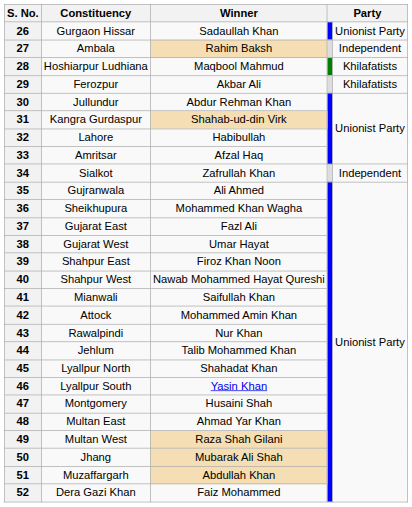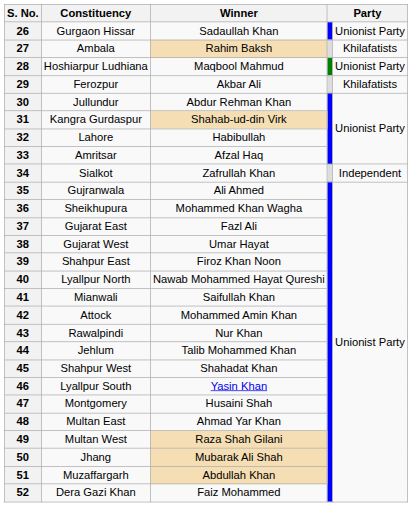(370, 48) Independent -> (370, 48) Khilafatists
(370, 66) Khilafatists -> (370, 66) Unionist Party
(96, 279) Shahpur West -> (96, 279) Lyallpur North
(96, 368) Lyallpur North -> (96, 368) Shahpur West
